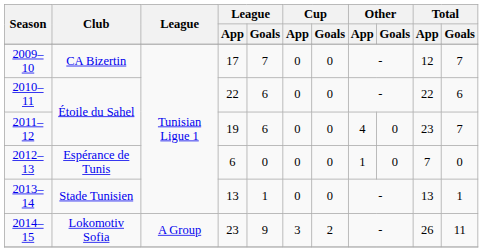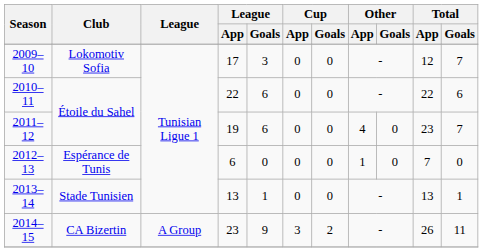(96, 61) CA Bizertin -> (96, 61) Lokomotiv Sofia
(265, 61) 7 -> (265, 61) 3
(96, 230) Lokomotiv Sofia -> (96, 230) CA Bizertin
